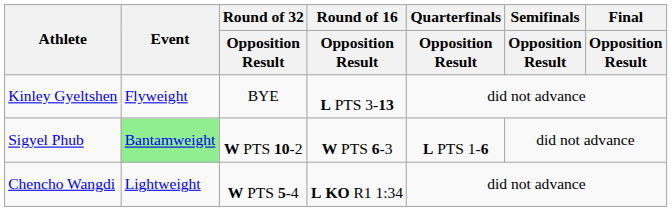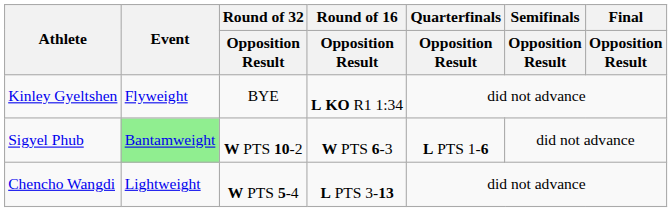(357, 105) L PTS 3-13 -> (357, 105) L KO R1 1:34
(357, 193) L KO R1 1:34 -> (357, 193) L PTS 3-13
